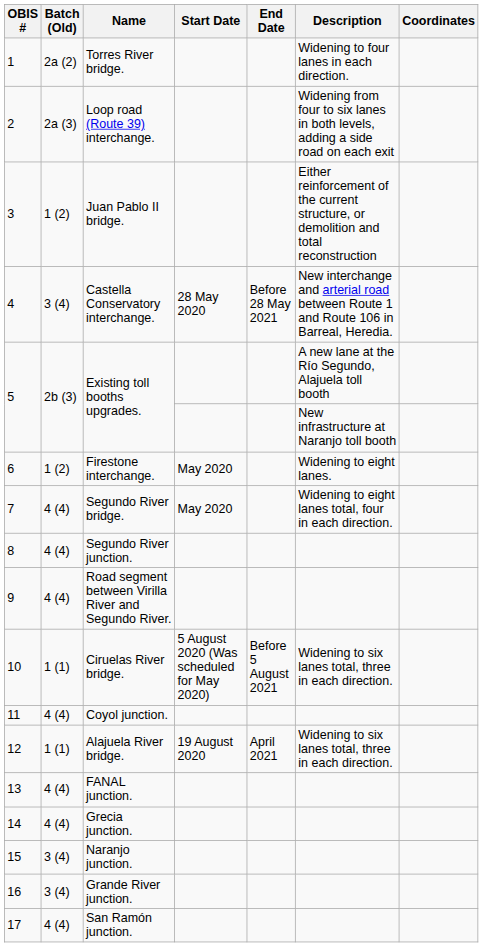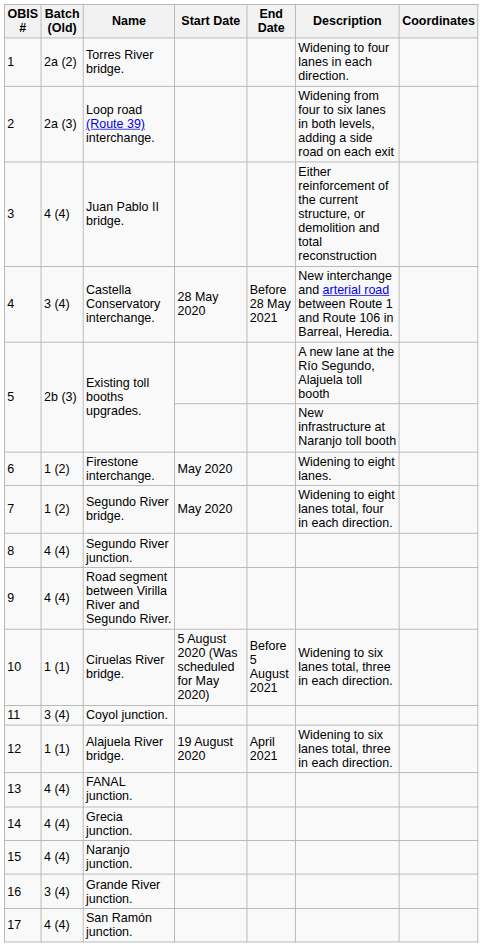(57, 214) 1 (2) -> (57, 214) 4 (4)
(57, 509) 4 (4) -> (57, 509) 1 (2)
(57, 715) 4 (4) -> (57, 715) 3 (4)
(57, 857) 3 (4) -> (57, 857) 4 (4)
